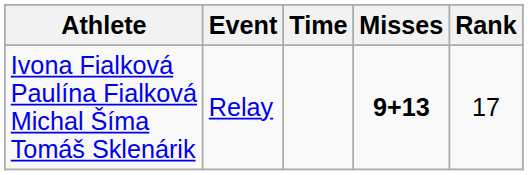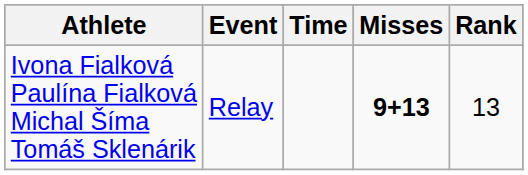(486, 107) 17 -> (486, 107) 13
